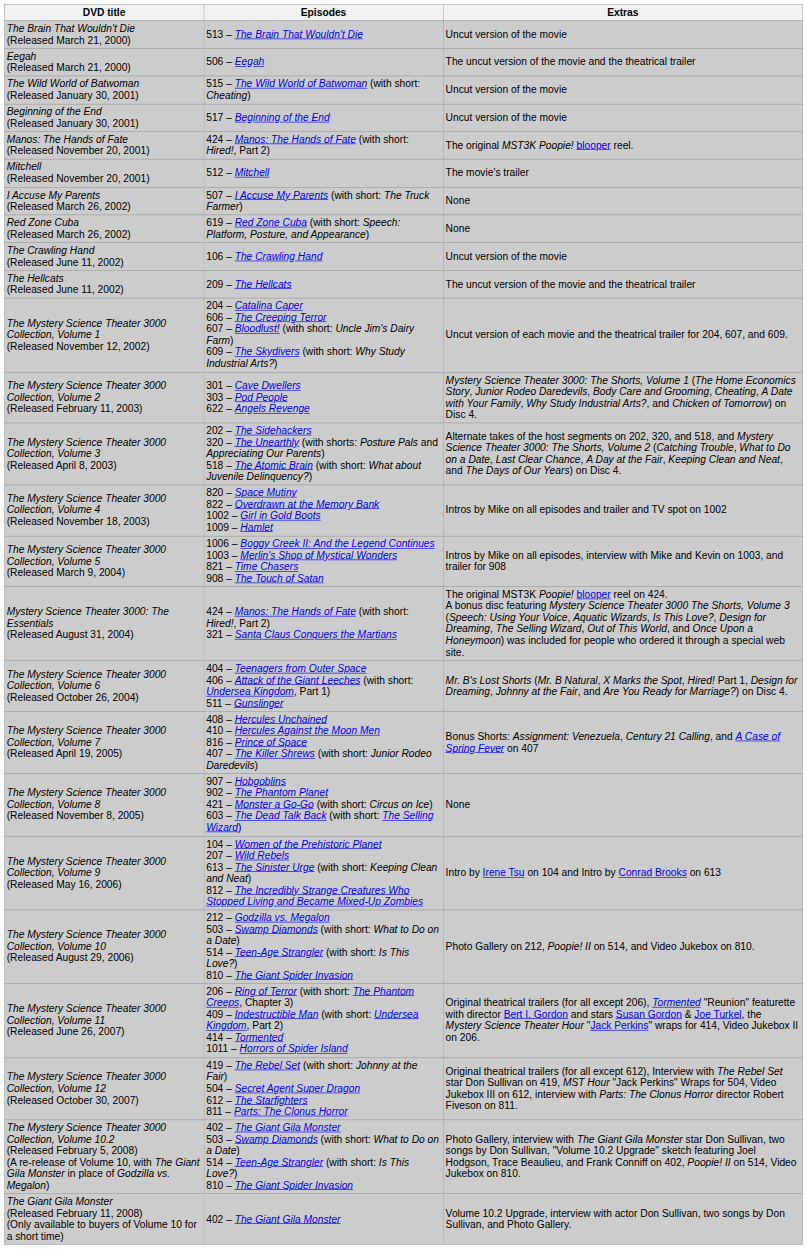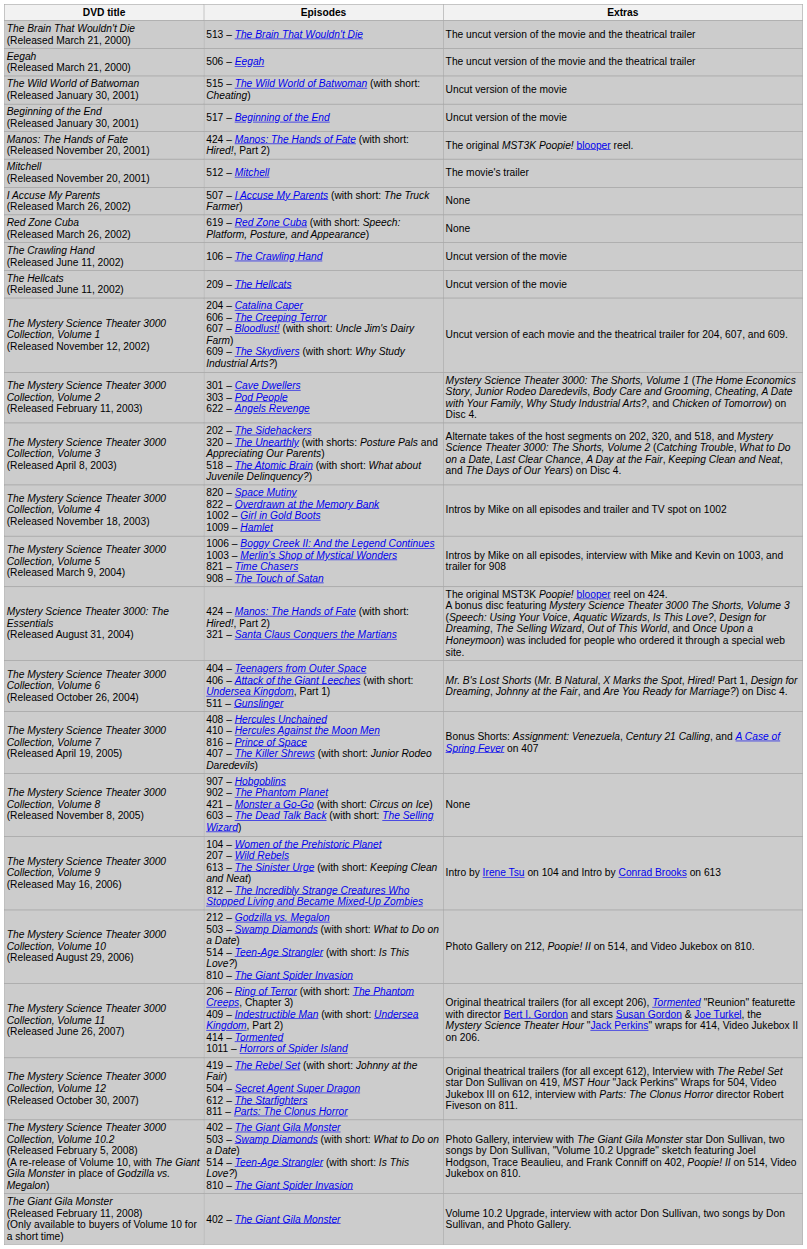(506, 34) Uncut version of the movie -> (571, 34) The uncut version of the movie and the theatrical trailer
(571, 284) The uncut version of the movie and the theatrical trailer -> (506, 284) Uncut version of the movie
